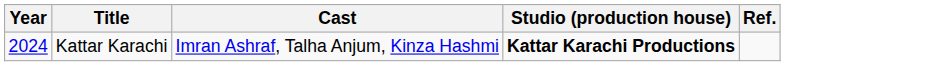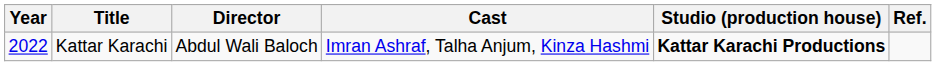+ column: (247, 18)
(28, 46) 2024 -> (28, 46) 2022
